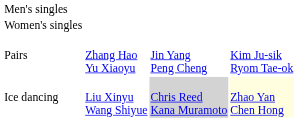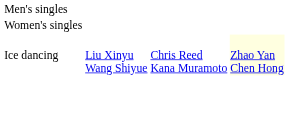- row: (16, 55)
(189, 104) lightgrey background -> (189, 61) no background
